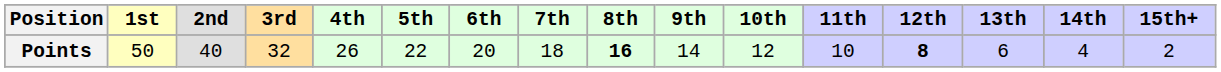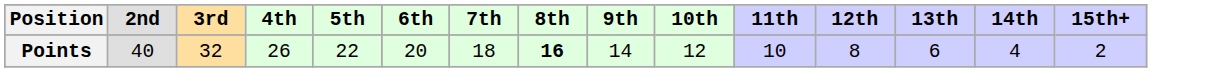- column: (142, 20)
(923, 51) bold -> (855, 51) normal
